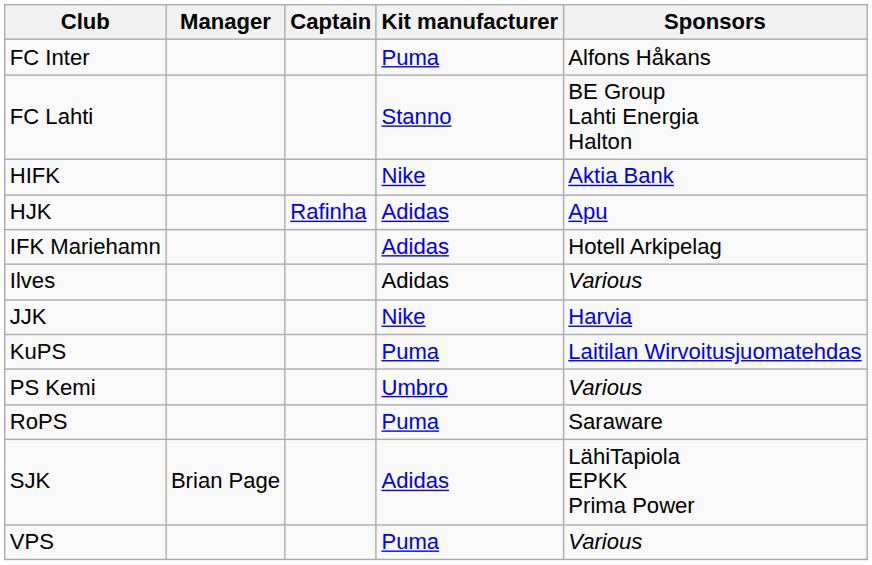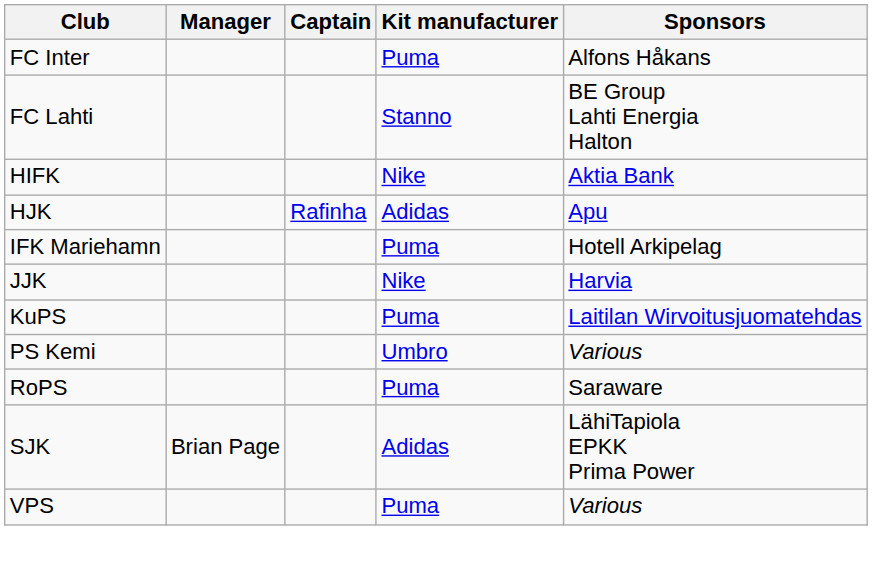(415, 246) Adidas -> (410, 246) Puma
- row: (32, 281)
